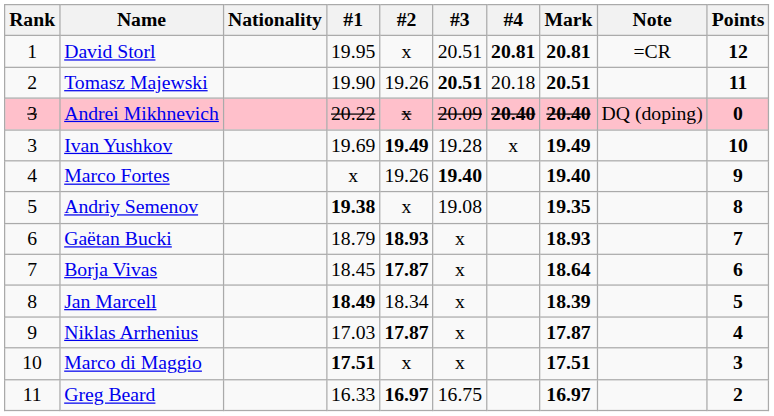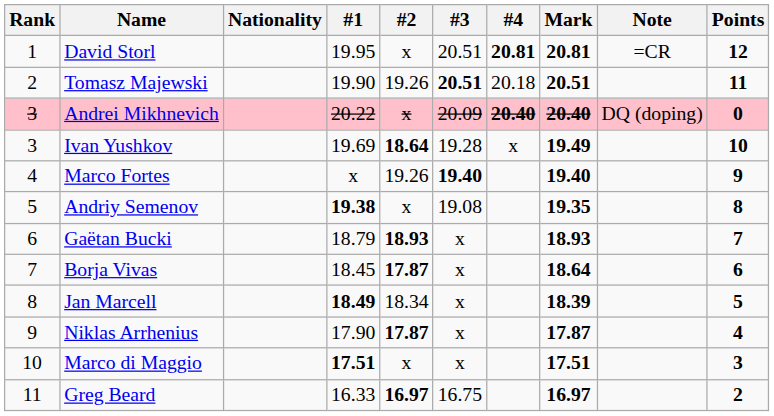(407, 144) 19.49 -> (407, 144) 18.64
(353, 332) 17.03 -> (353, 332) 17.90
